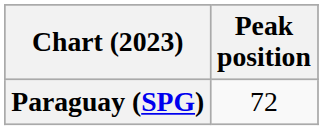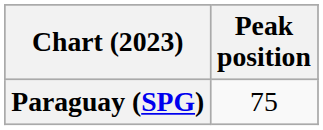(264, 101) 72 -> (264, 101) 75
